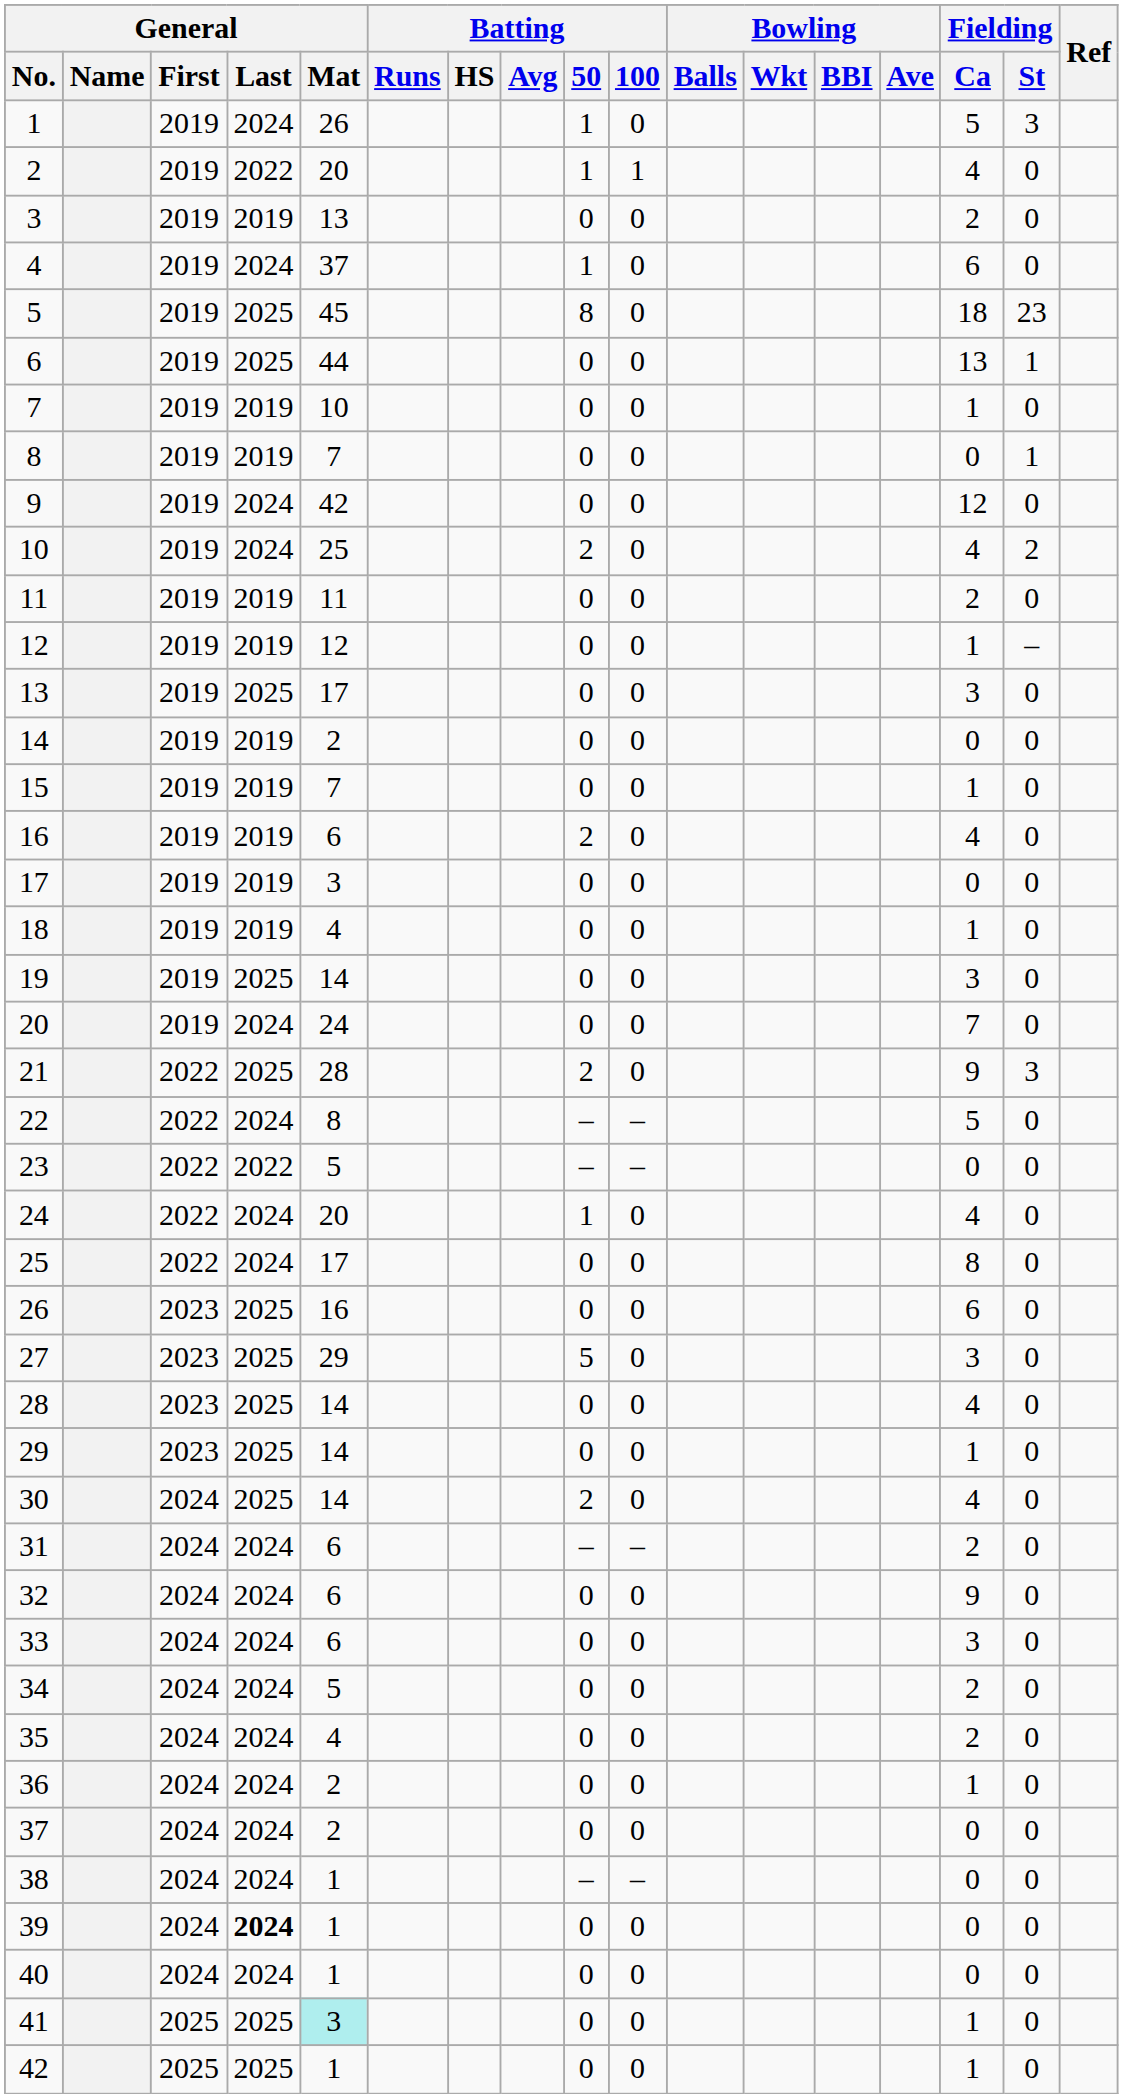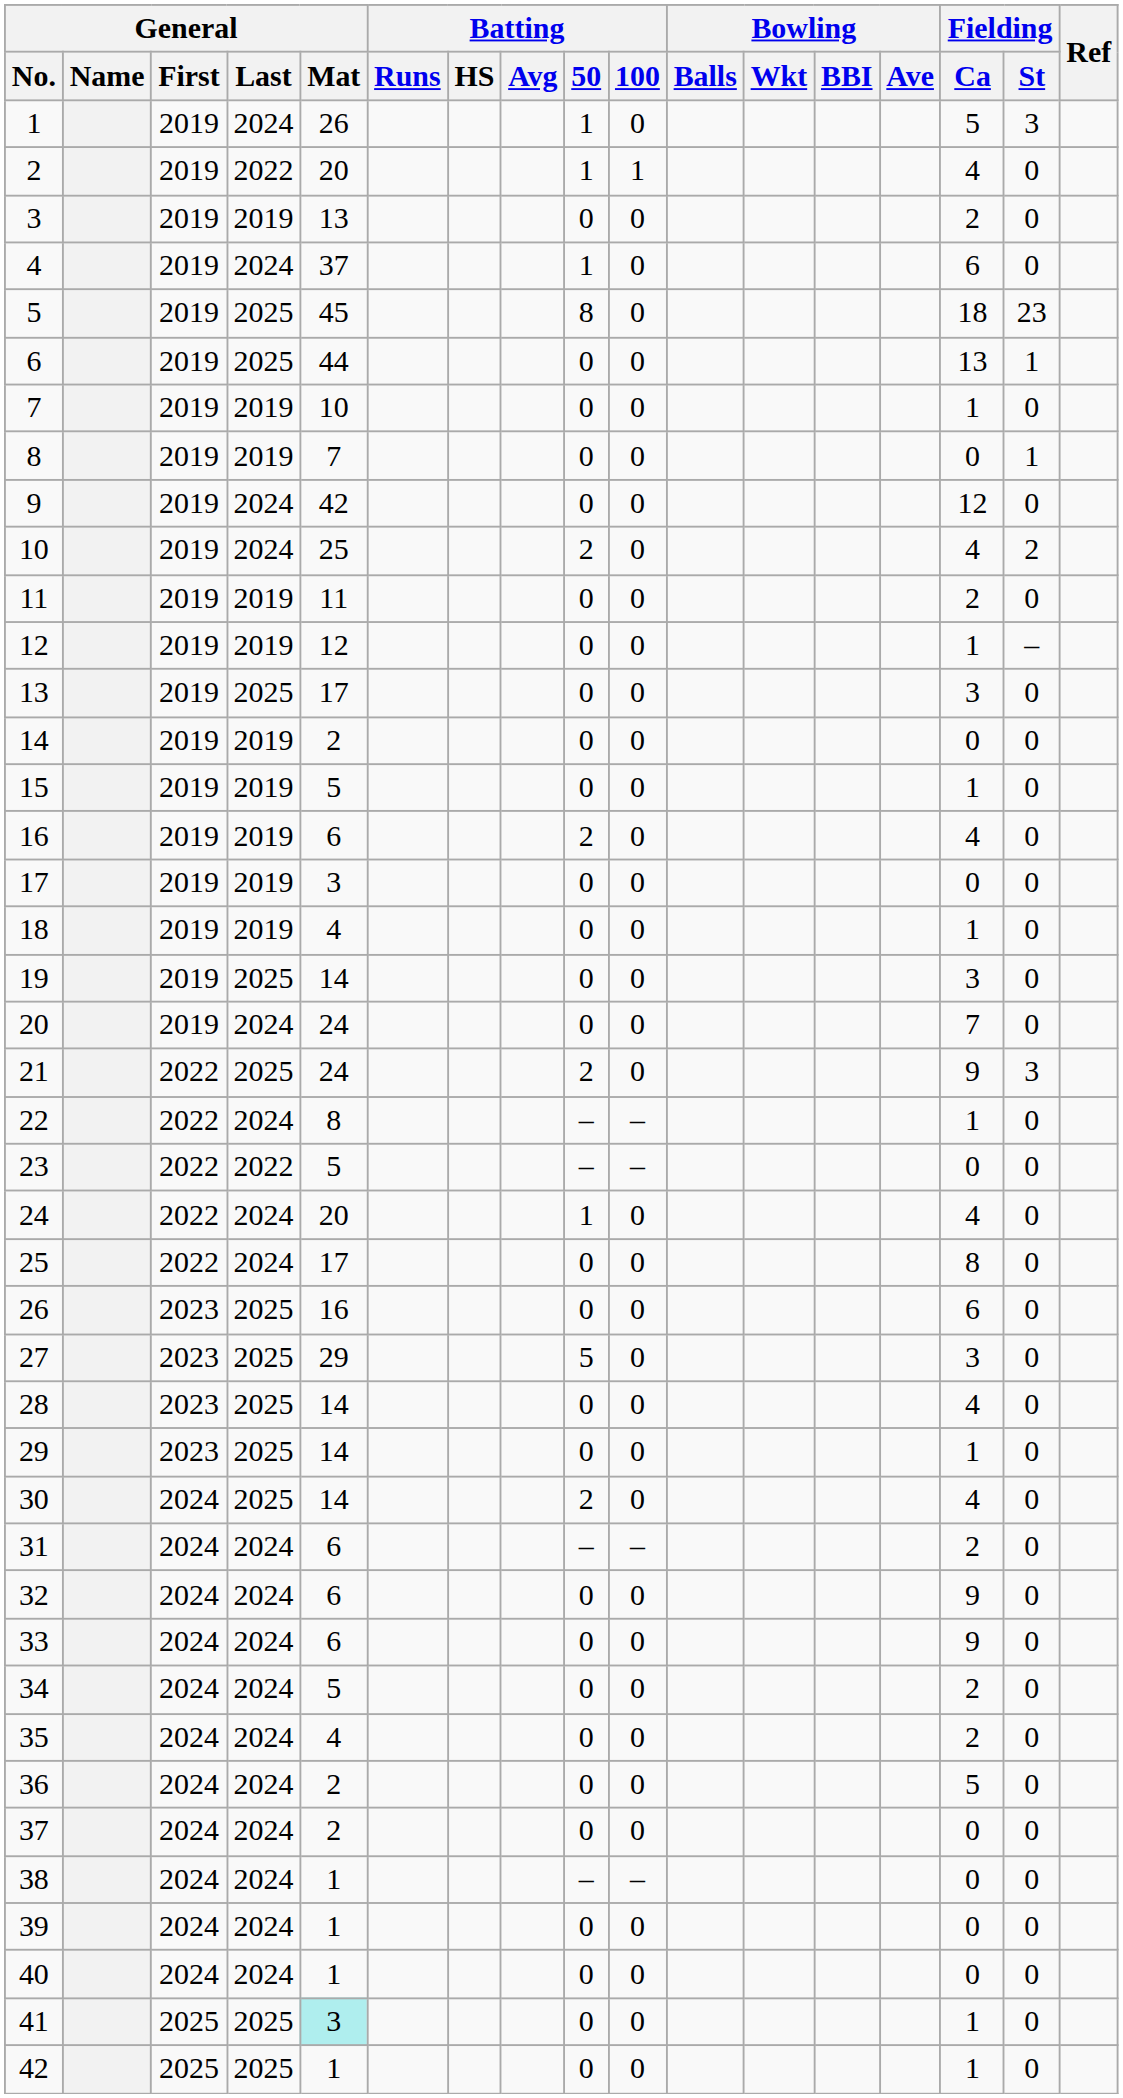(334, 787) 7 -> (334, 787) 5
(334, 1072) 28 -> (334, 1072) 24
(973, 1119) 5 -> (973, 1119) 1
(973, 1641) 3 -> (973, 1641) 9
(973, 1783) 1 -> (973, 1783) 5
(263, 1926) bold -> (263, 1926) normal
